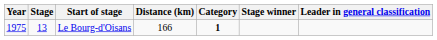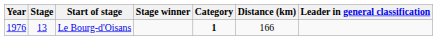columns swapped: (165, 12) <-> (269, 12)
(16, 27) 1975 -> (16, 27) 1976
